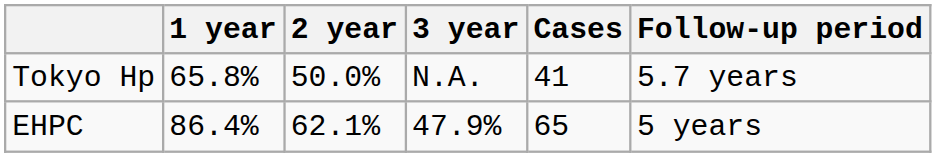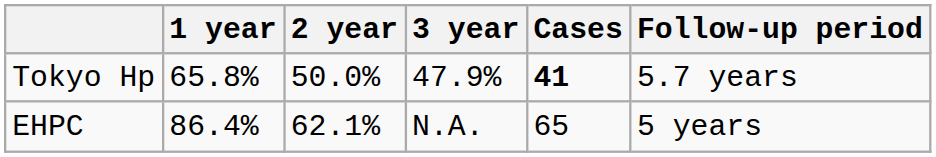(448, 78) N.A. -> (457, 78) 47.9%
(551, 78) normal -> (551, 78) bold
(457, 126) 47.9% -> (448, 126) N.A.
